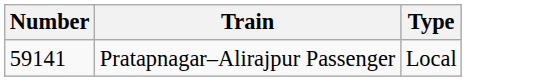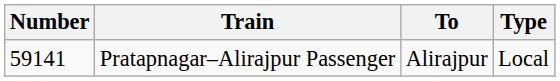+ column: (447, 22)
